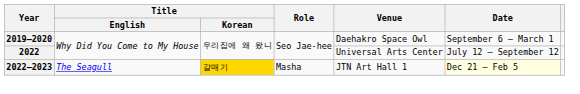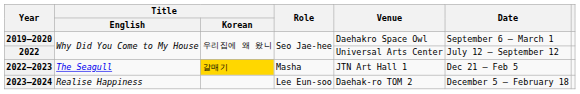(482, 67) lightyellow background -> (482, 67) no background
+ row: (29, 82)
